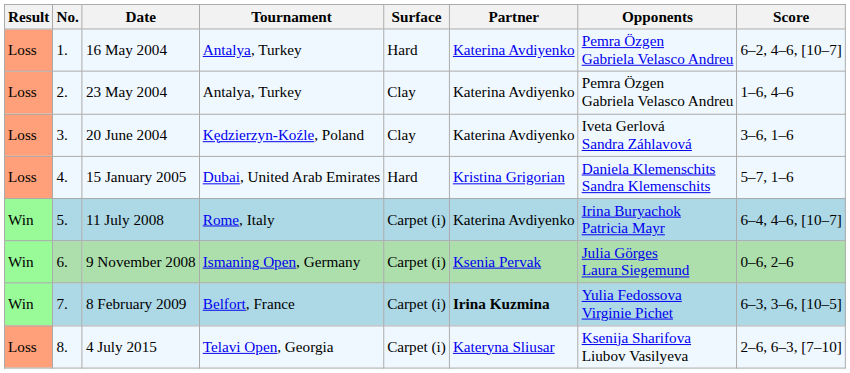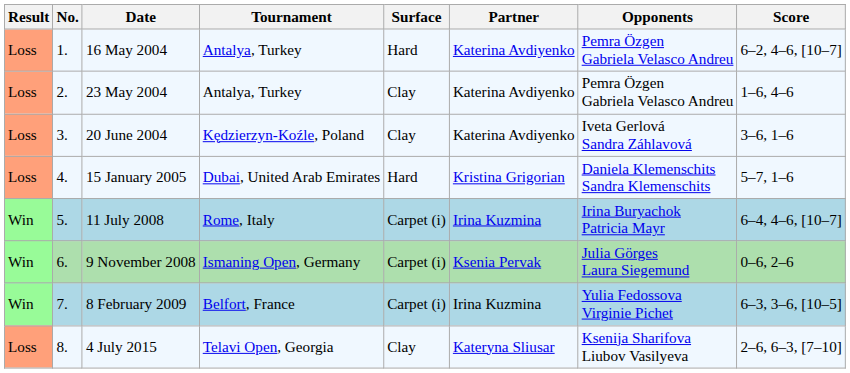(514, 219) Katerina Avdiyenko -> (497, 219) Irina Kuzmina
(501, 303) bold -> (497, 303) normal
(416, 346) Carpet (i) -> (402, 346) Clay
